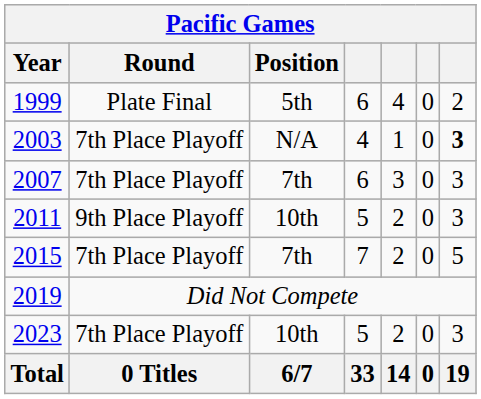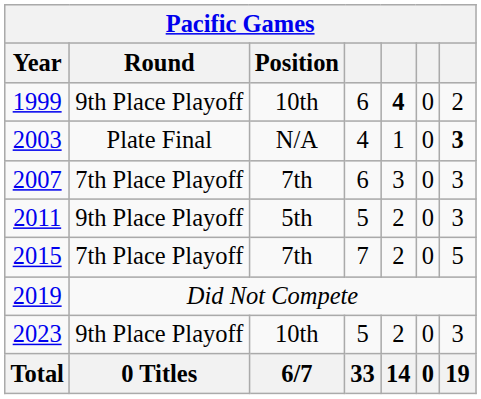(159, 101) Plate Final -> (159, 101) 9th Place Playoff
(297, 101) 5th -> (297, 101) 10th
(398, 101) normal -> (398, 101) bold
(159, 140) 7th Place Playoff -> (159, 140) Plate Final
(297, 218) 10th -> (297, 218) 5th
(159, 334) 7th Place Playoff -> (159, 334) 9th Place Playoff
